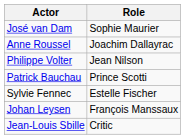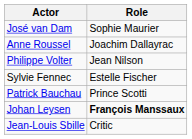rows swapped: (39, 93) <-> (44, 77)
(134, 110) normal -> (137, 110) bold
